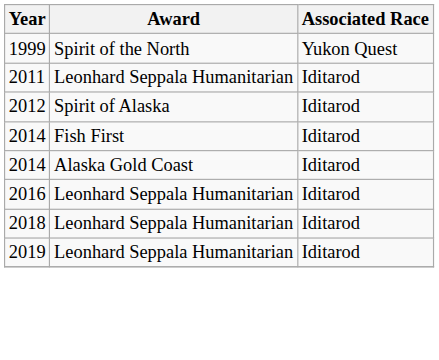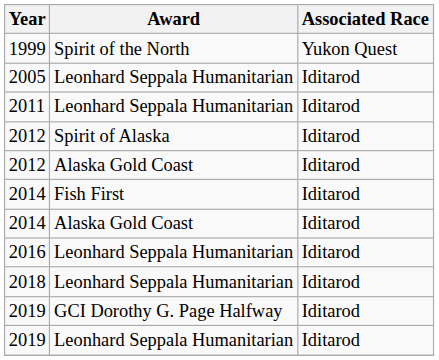+ row: (27, 77)
+ row: (27, 164)
+ row: (27, 310)
